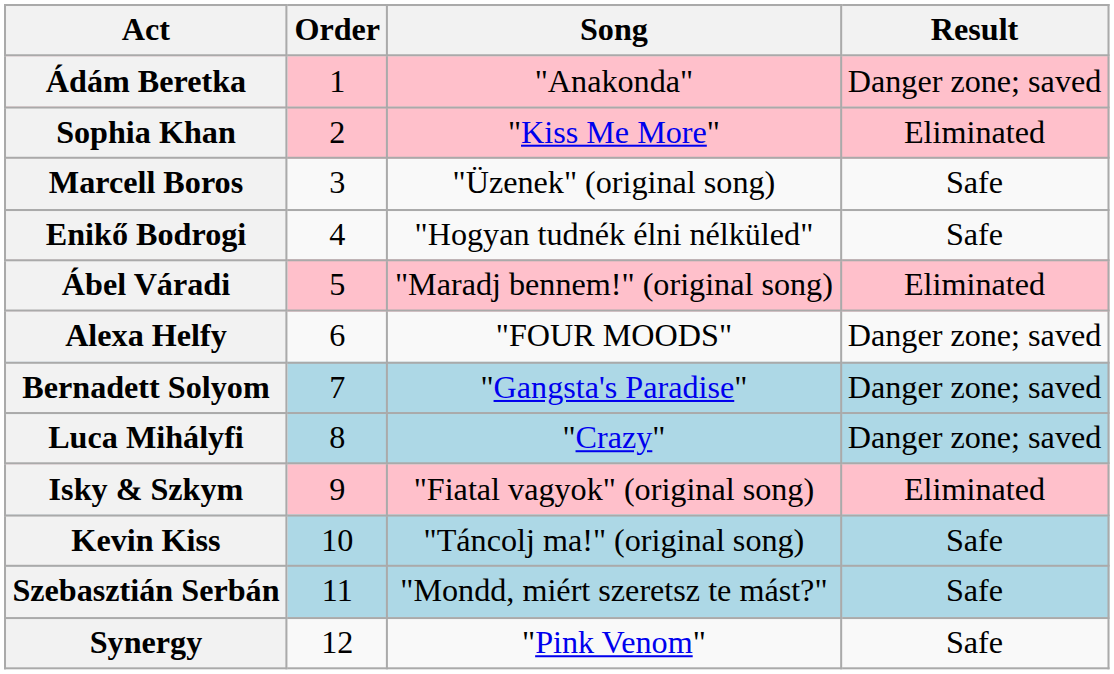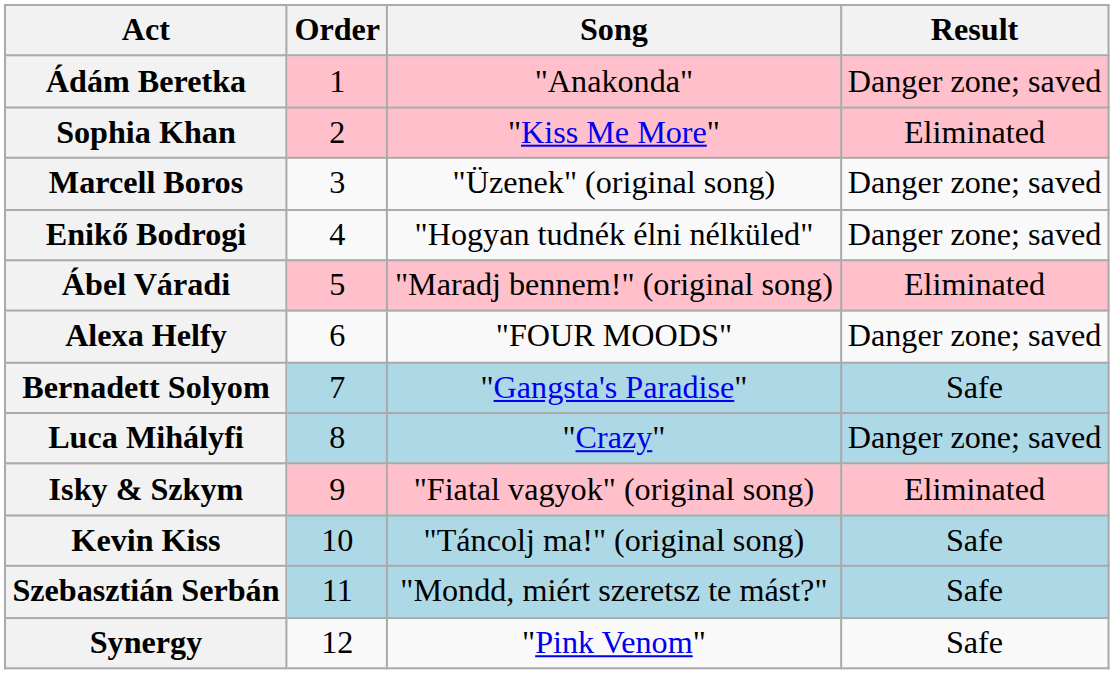(975, 183) Safe -> (975, 183) Danger zone; saved
(975, 234) Safe -> (975, 234) Danger zone; saved
(975, 387) Danger zone; saved -> (975, 387) Safe
